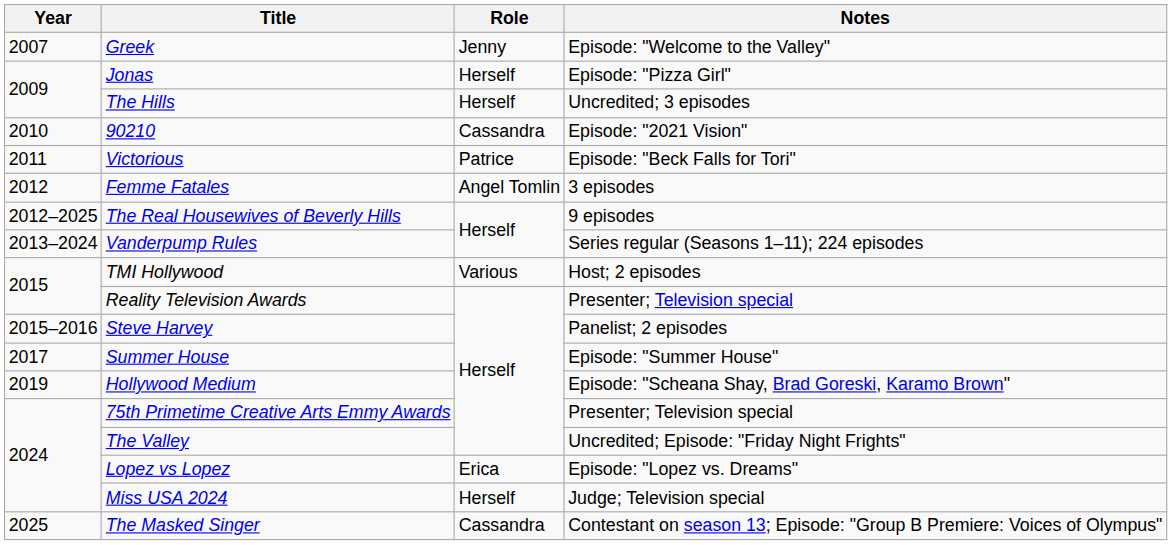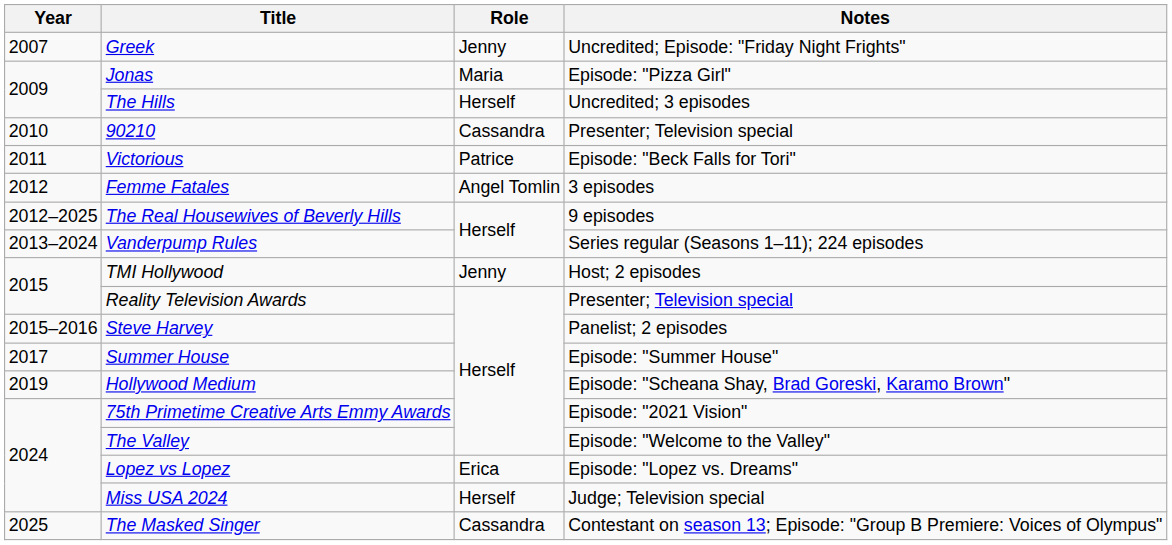(699, 46) Episode: "Welcome to the Valley" -> (737, 46) Uncredited; Episode: "Friday Night Frights"
(487, 74) Herself -> (481, 74) Maria
(658, 131) Episode: "2021 Vision" -> (681, 131) Presenter; Television special
(488, 272) Various -> (482, 272) Jenny
(681, 412) Presenter; Television special -> (658, 412) Episode: "2021 Vision"
(737, 441) Uncredited; Episode: "Friday Night Frights" -> (699, 441) Episode: "Welcome to the Valley"
